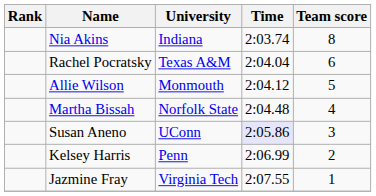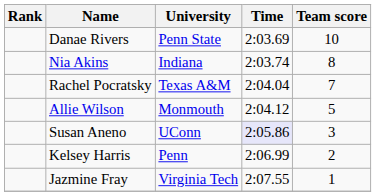+ row: (89, 39)
(332, 62) 6 -> (332, 86) 7
- row: (92, 109)
